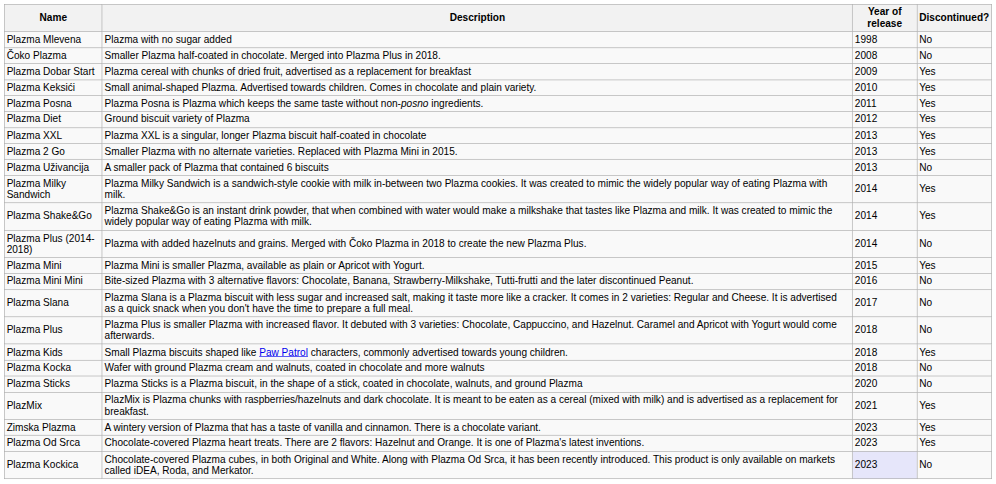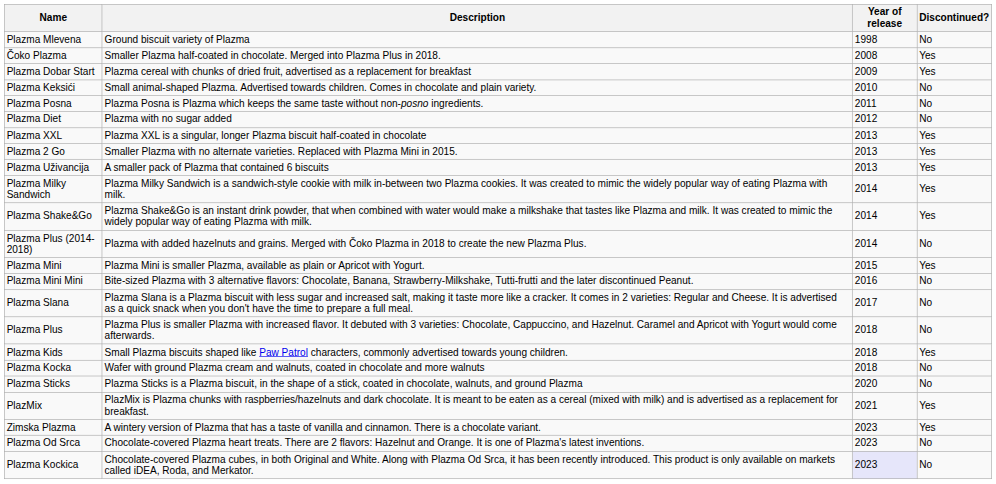(168, 39) Plazma with no sugar added -> (177, 39) Ground biscuit variety of Plazma
(926, 55) No -> (927, 55) Yes
(927, 87) Yes -> (926, 87) No
(927, 103) Yes -> (926, 103) No
(177, 119) Ground biscuit variety of Plazma -> (168, 119) Plazma with no sugar added
(927, 119) Yes -> (926, 119) No
(926, 167) No -> (927, 167) Yes
(927, 443) Yes -> (926, 443) No
